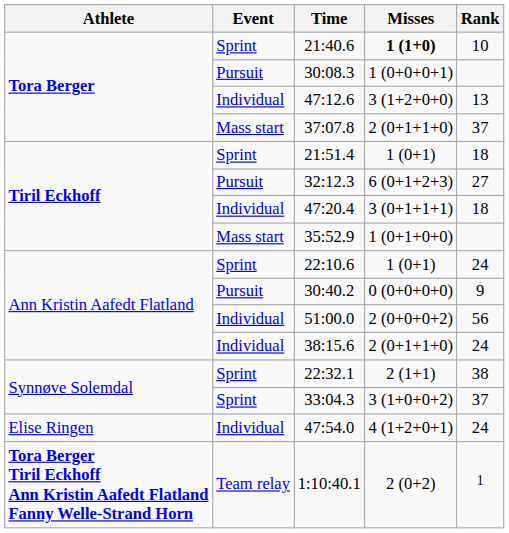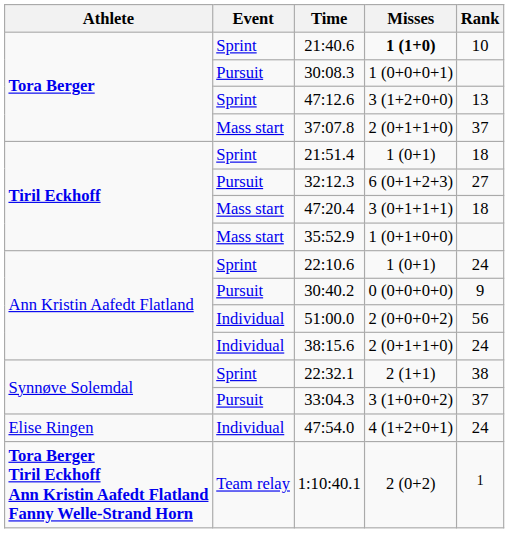(250, 100) Individual -> (236, 100) Sprint
(250, 209) Individual -> (250, 209) Mass start
(236, 400) Sprint -> (240, 400) Pursuit
